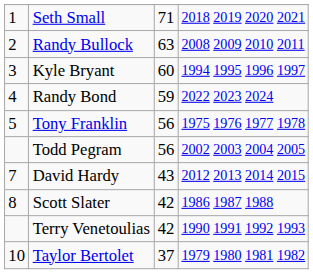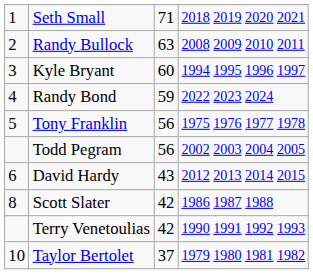(13, 176) 7 -> (13, 176) 6
